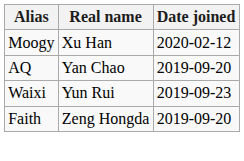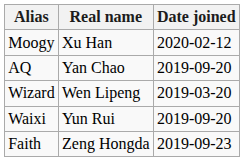+ row: (31, 93)
(194, 93) 2019-09-23 -> (194, 118) 2019-09-20
(194, 118) 2019-09-20 -> (194, 144) 2019-09-23
